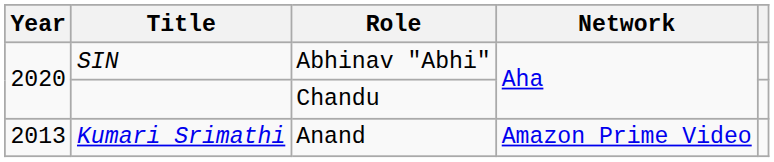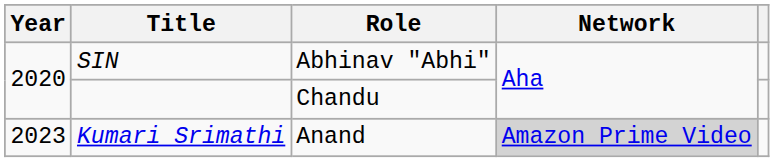(38, 137) 2013 -> (38, 137) 2023
(627, 137) no background -> (627, 137) lightgrey background
